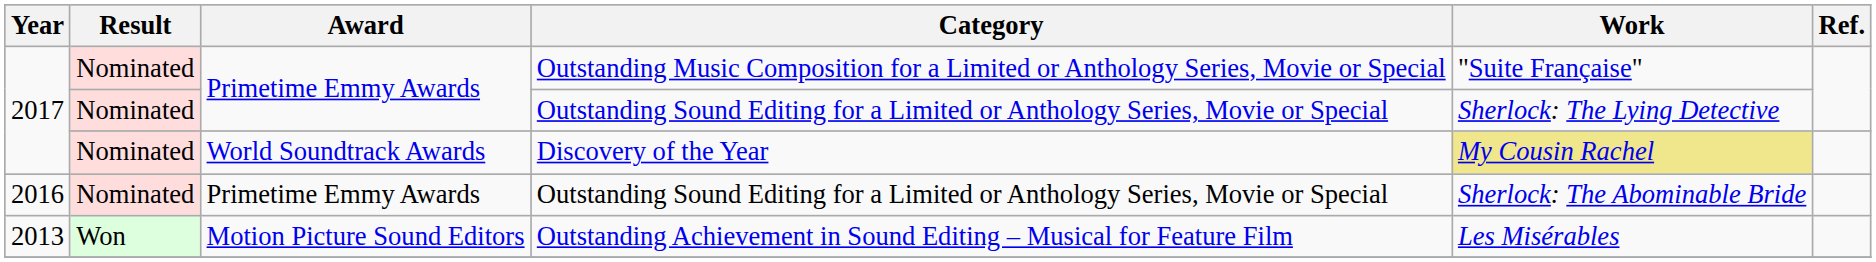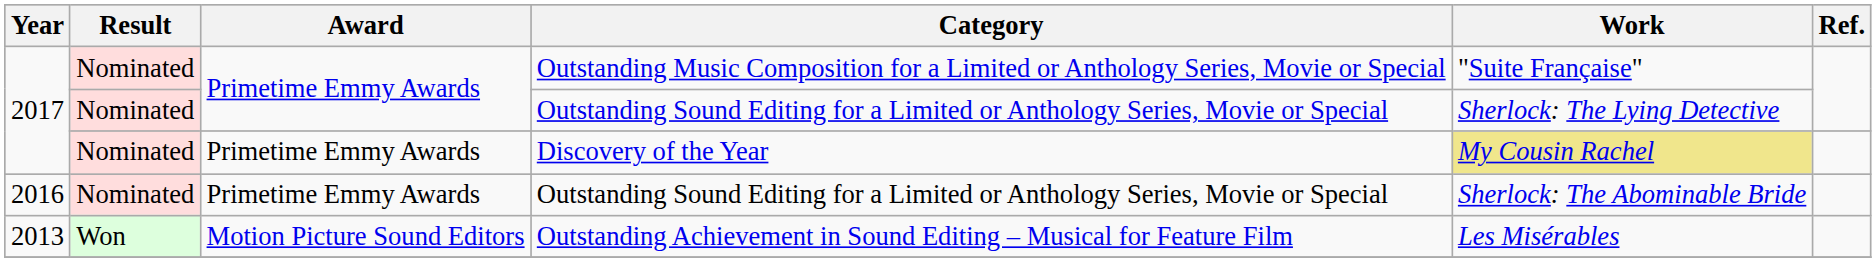(346, 151) World Soundtrack Awards -> (343, 151) Primetime Emmy Awards
